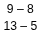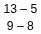rows swapped: (20, 9) <-> (20, 25)
